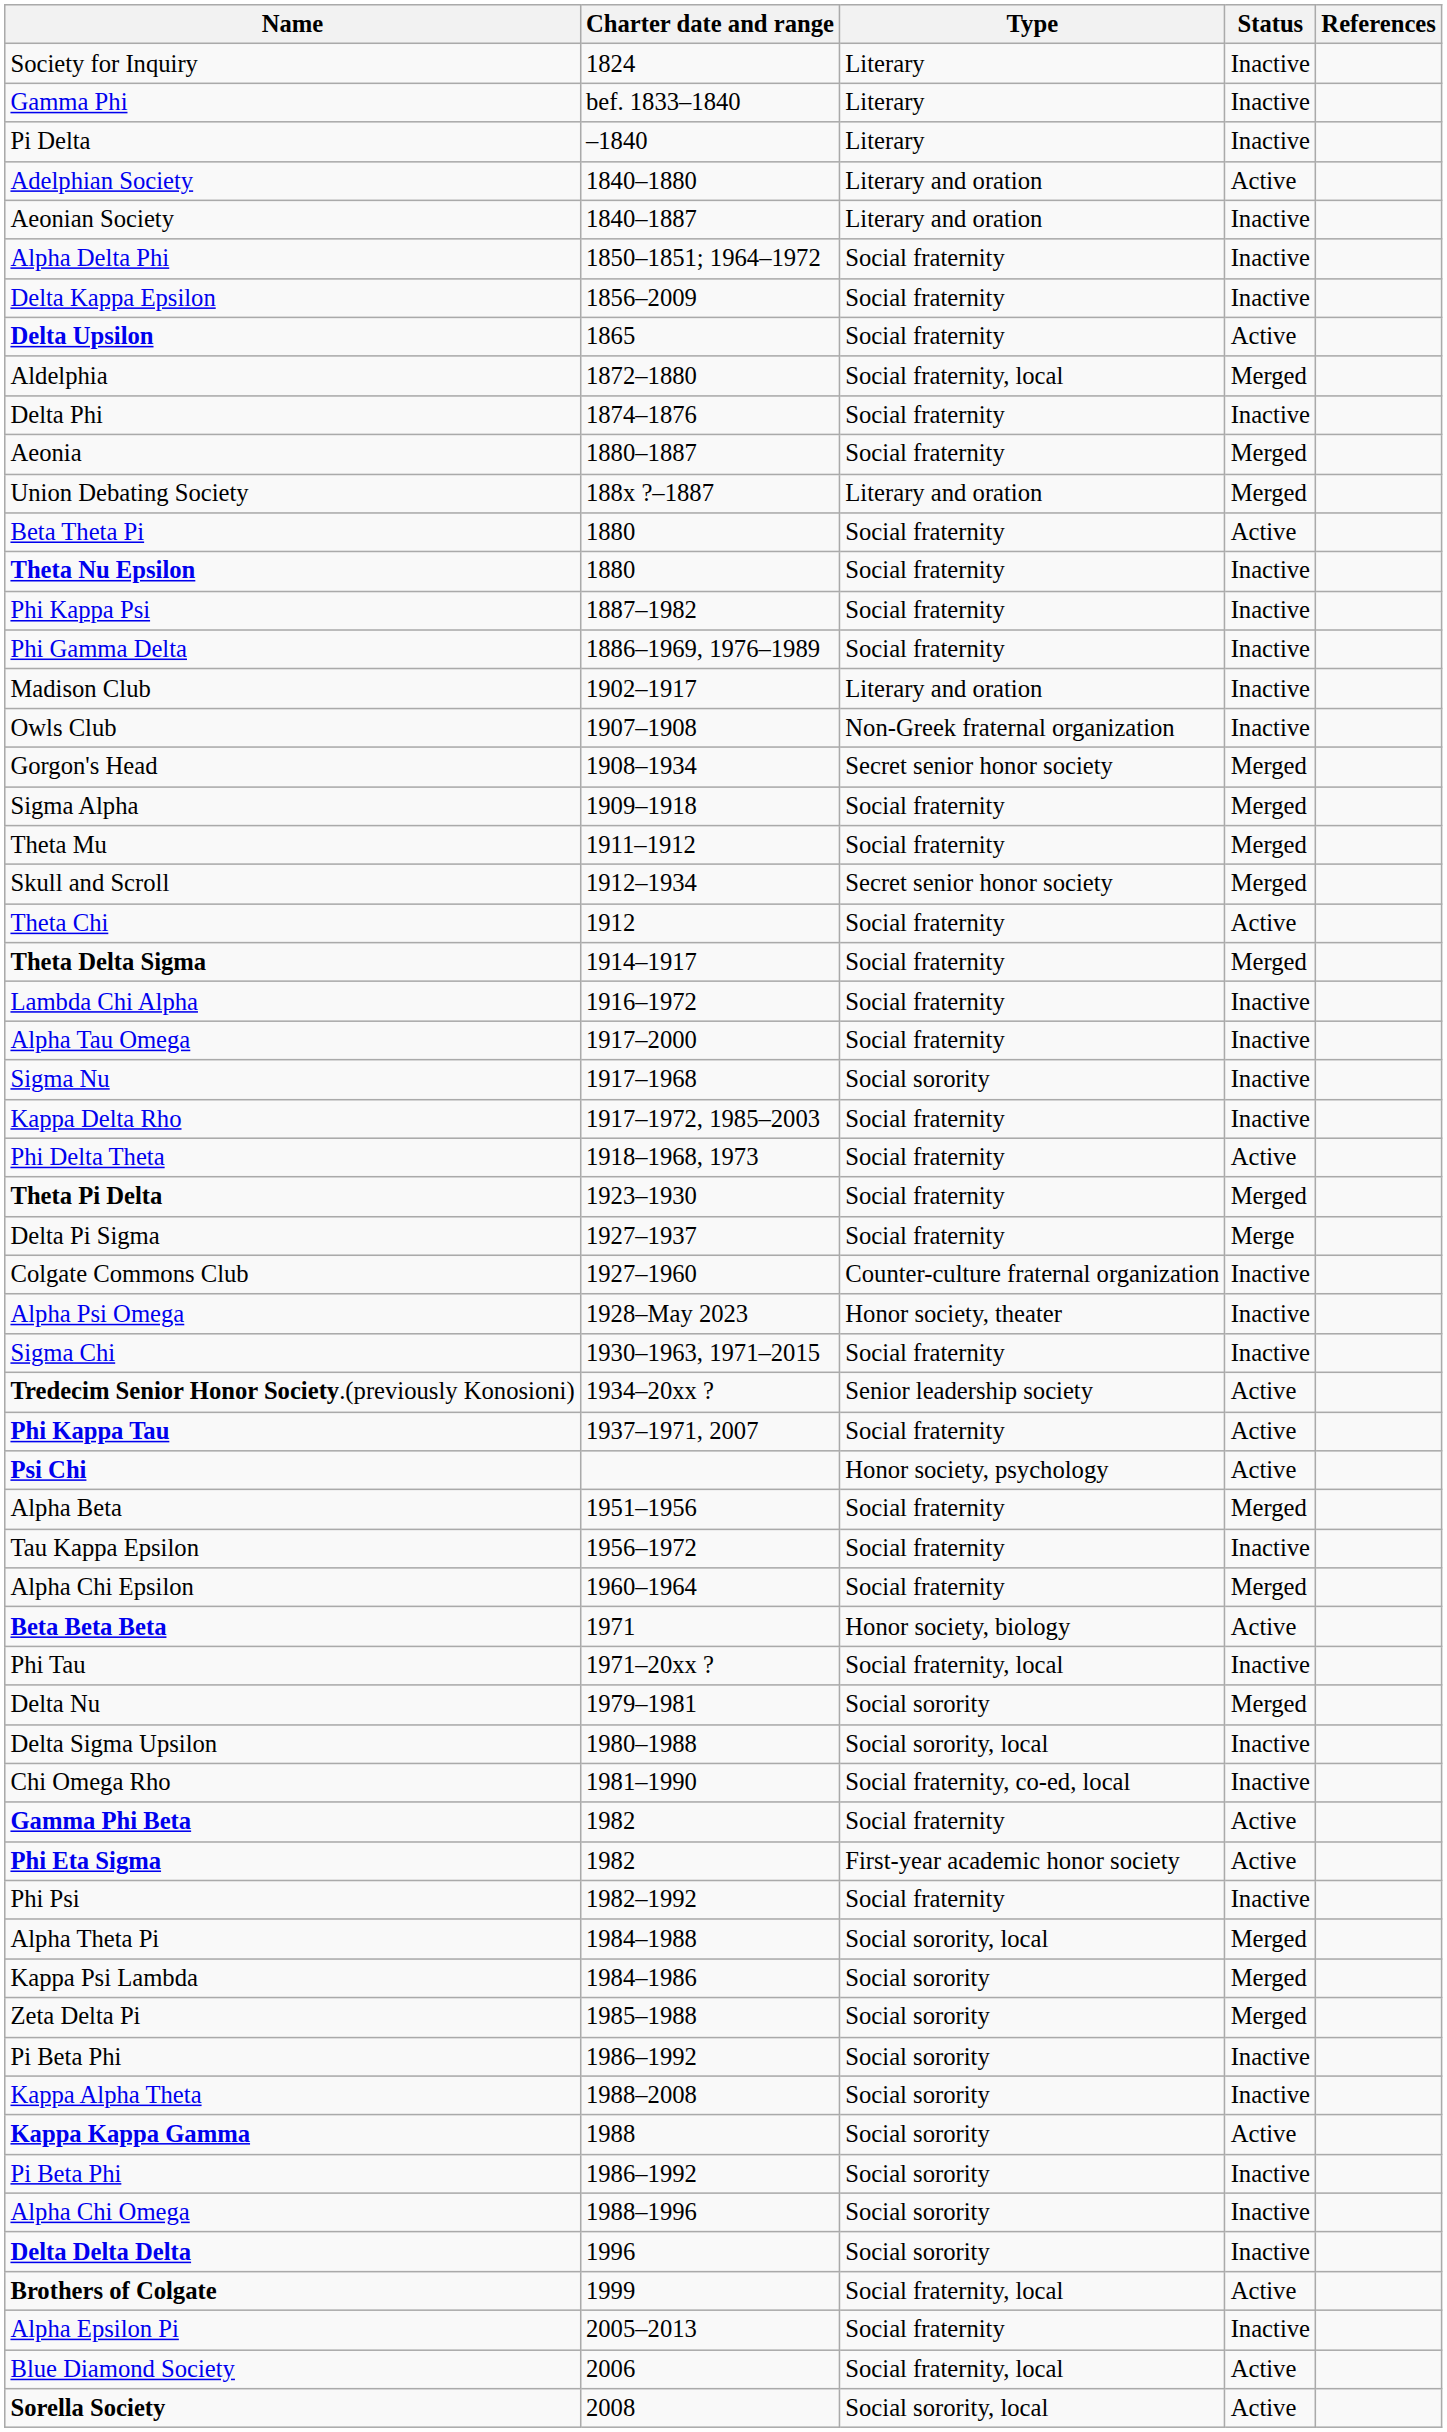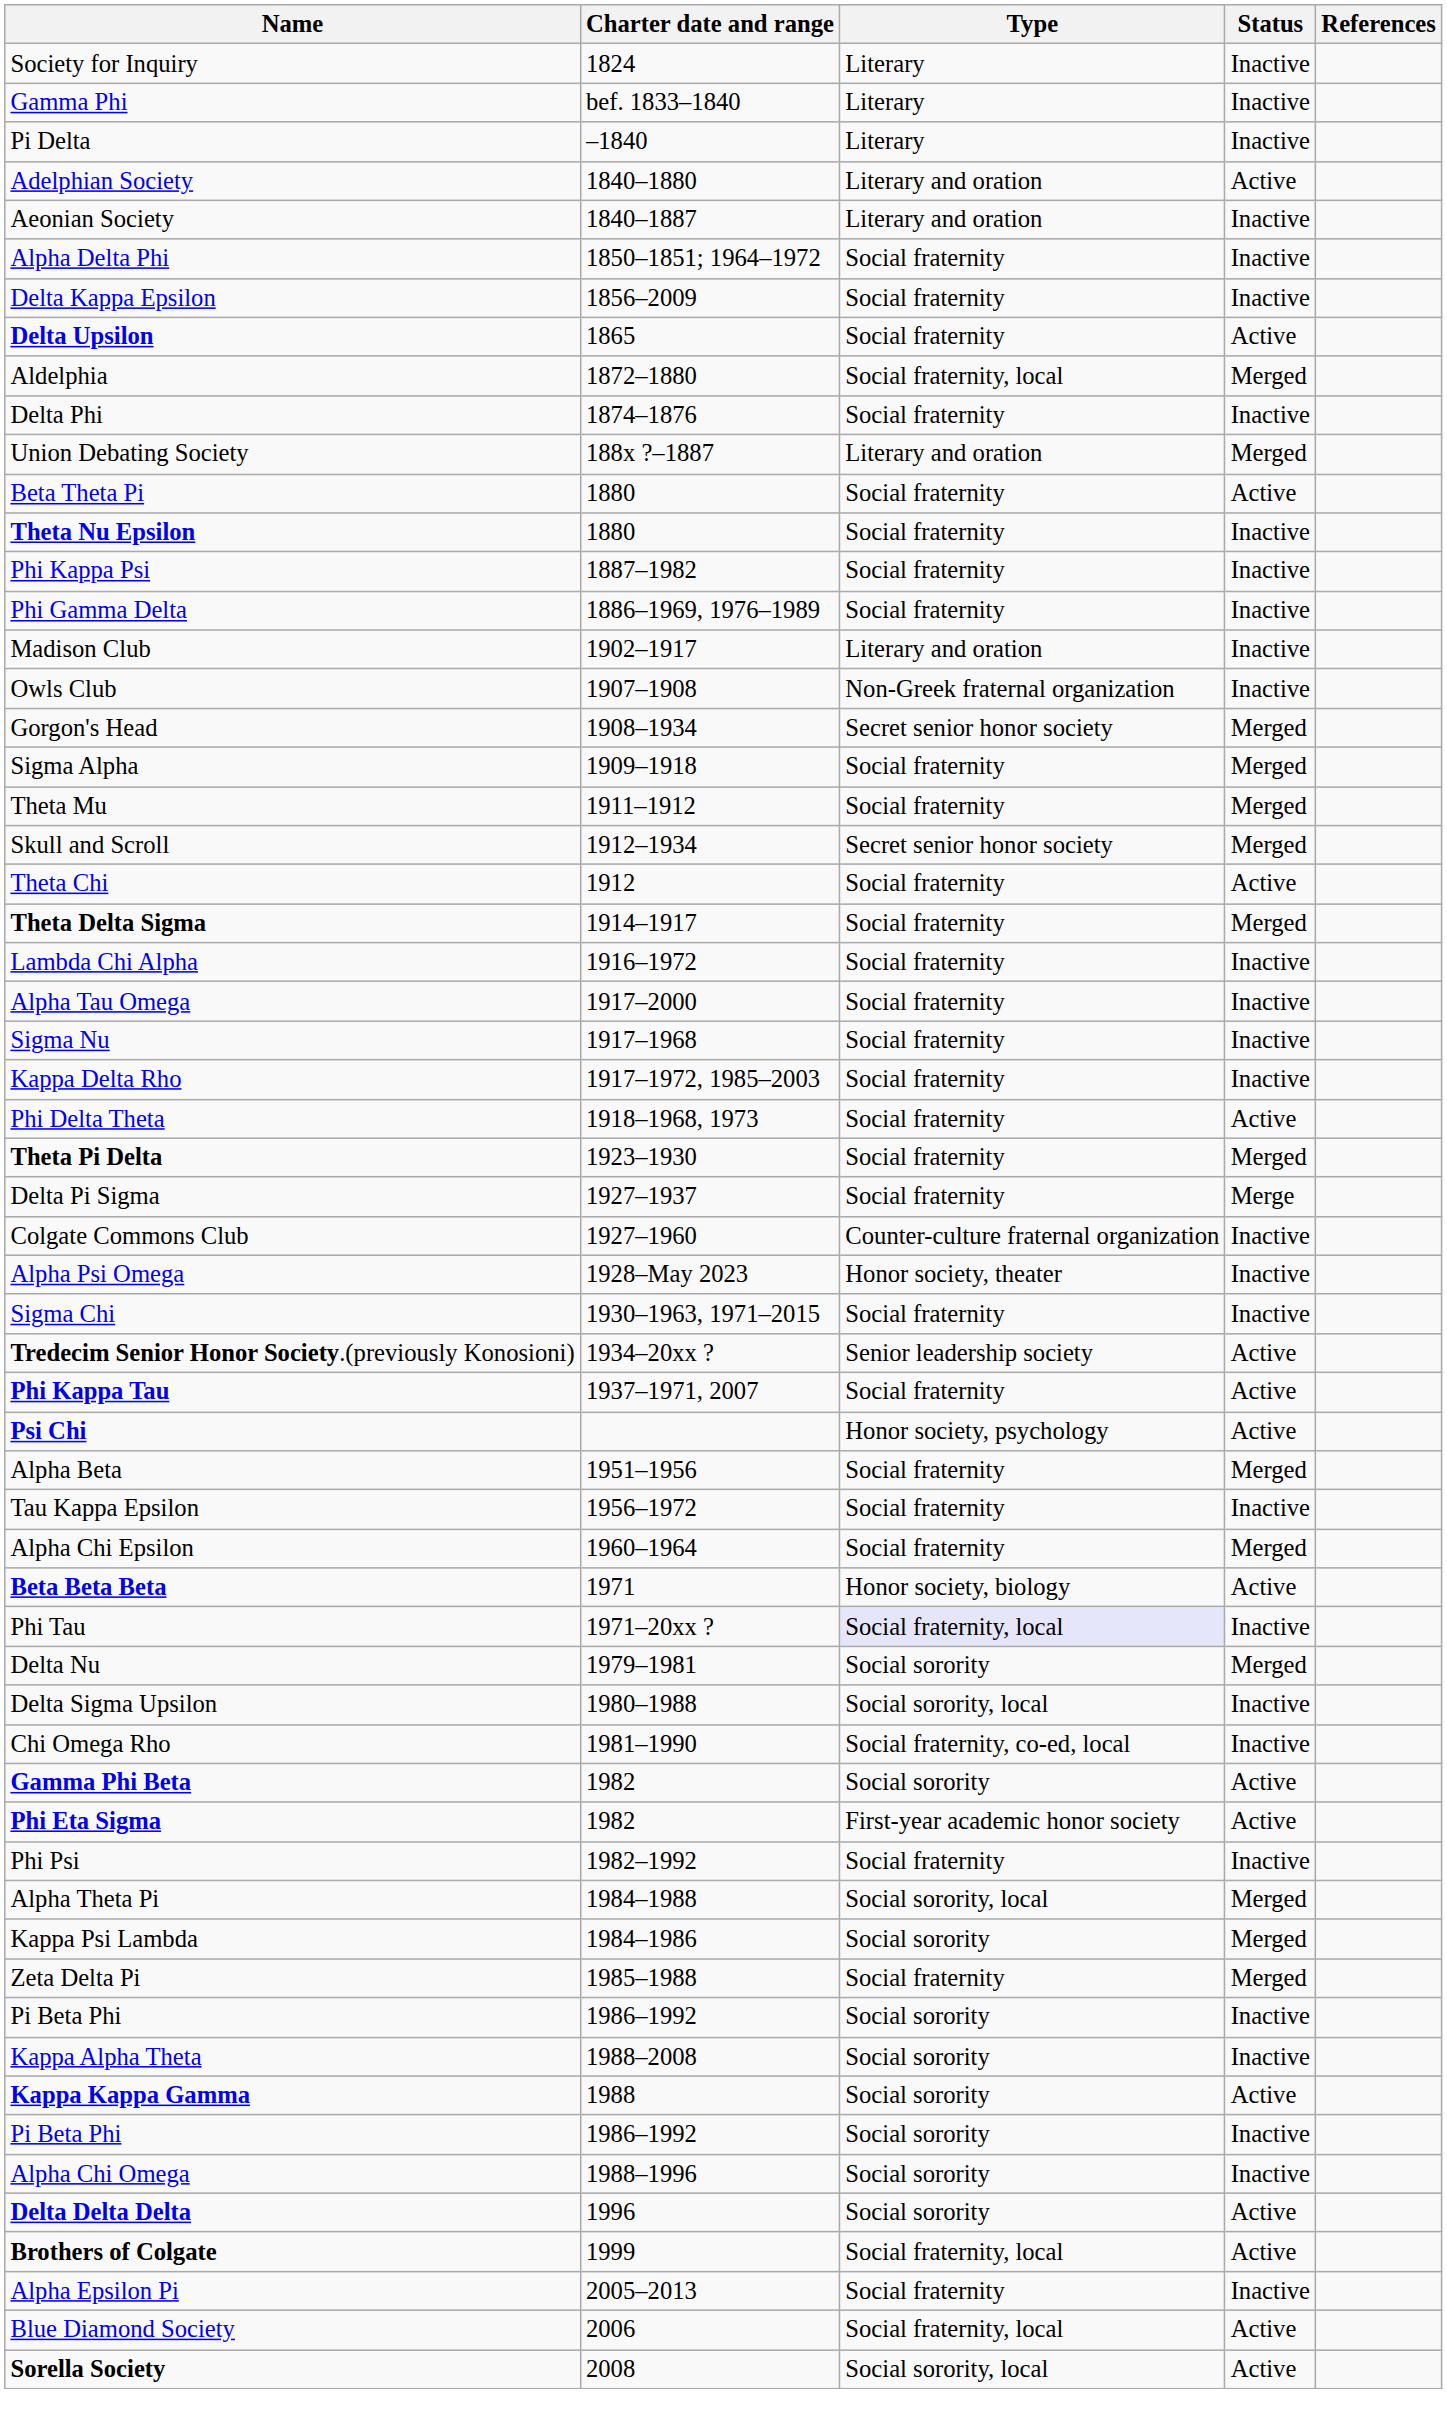- row: (46, 453)
(918, 1079) Social sorority -> (925, 1040) Social fraternity
(954, 1665) no background -> (954, 1626) lavender background
(925, 1821) Social fraternity -> (918, 1782) Social sorority
(918, 2016) Social sorority -> (925, 1977) Social fraternity
(1270, 2251) Inactive -> (1264, 2212) Active
